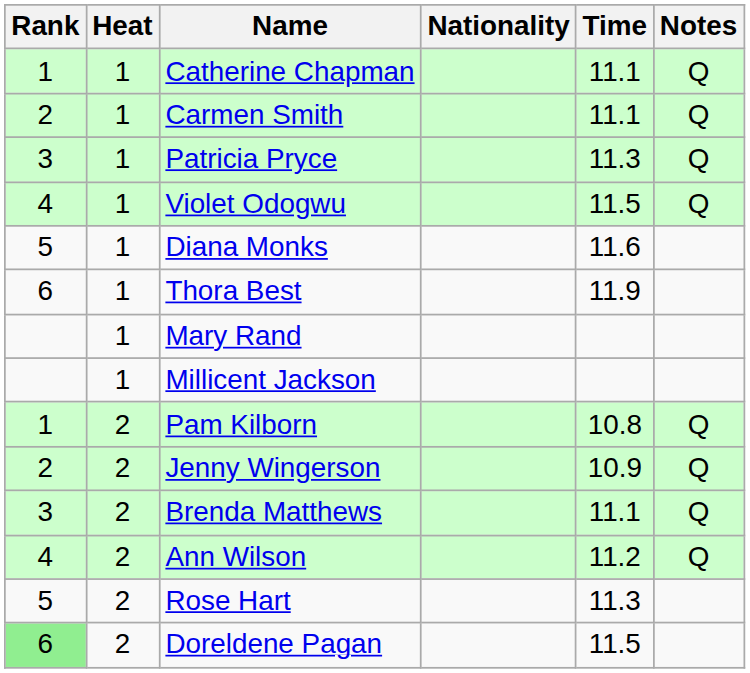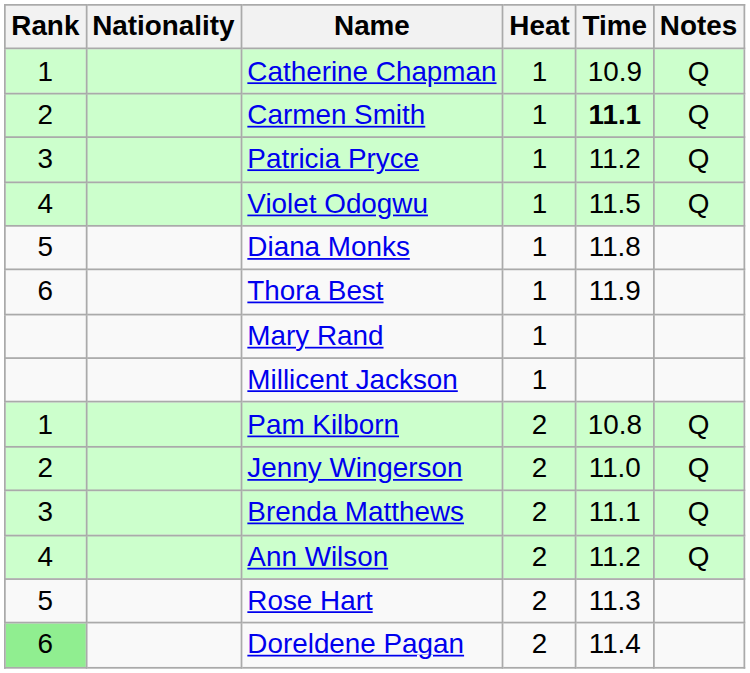columns swapped: (122, 26) <-> (499, 26)
(615, 70) 11.1 -> (615, 70) 10.9
(615, 114) normal -> (615, 114) bold
(615, 159) 11.3 -> (615, 159) 11.2
(615, 247) 11.6 -> (615, 247) 11.8
(615, 468) 10.9 -> (615, 468) 11.0
(615, 644) 11.5 -> (615, 644) 11.4
